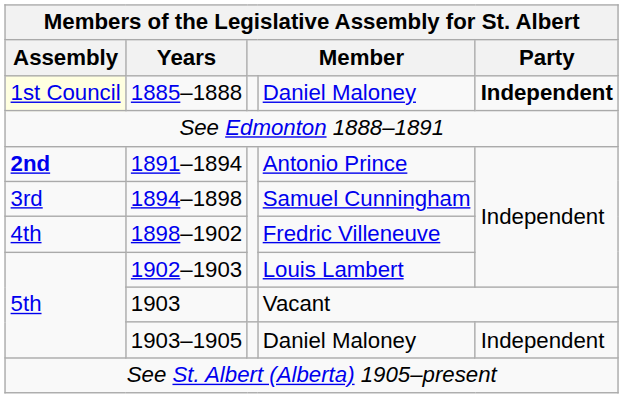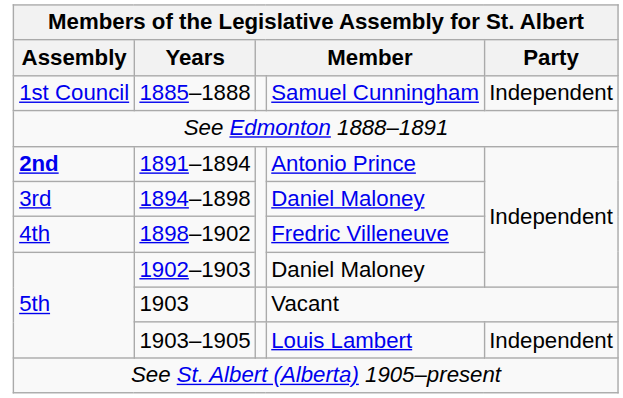(66, 92) lightyellow background -> (74, 92) no background
(339, 92) Daniel Maloney -> (375, 92) Samuel Cunningham
(547, 92) bold -> (551, 92) normal
(367, 198) Samuel Cunningham -> (348, 198) Daniel Maloney
(333, 269) Louis Lambert -> (348, 269) Daniel Maloney
(339, 339) Daniel Maloney -> (342, 339) Louis Lambert
